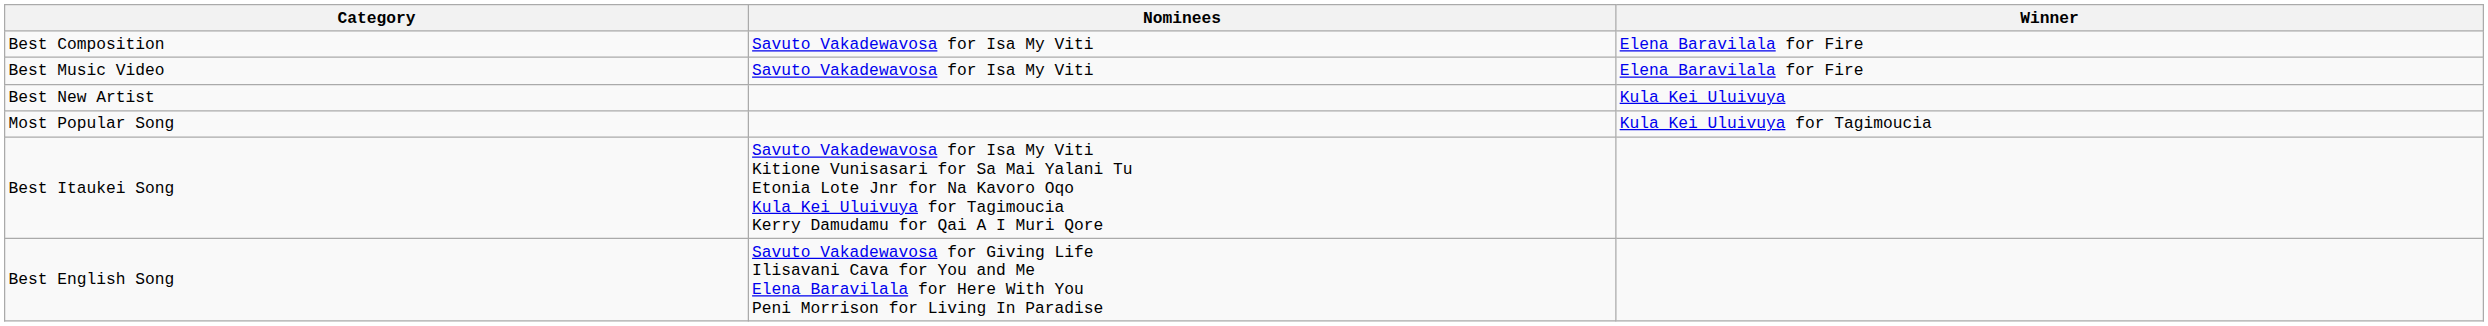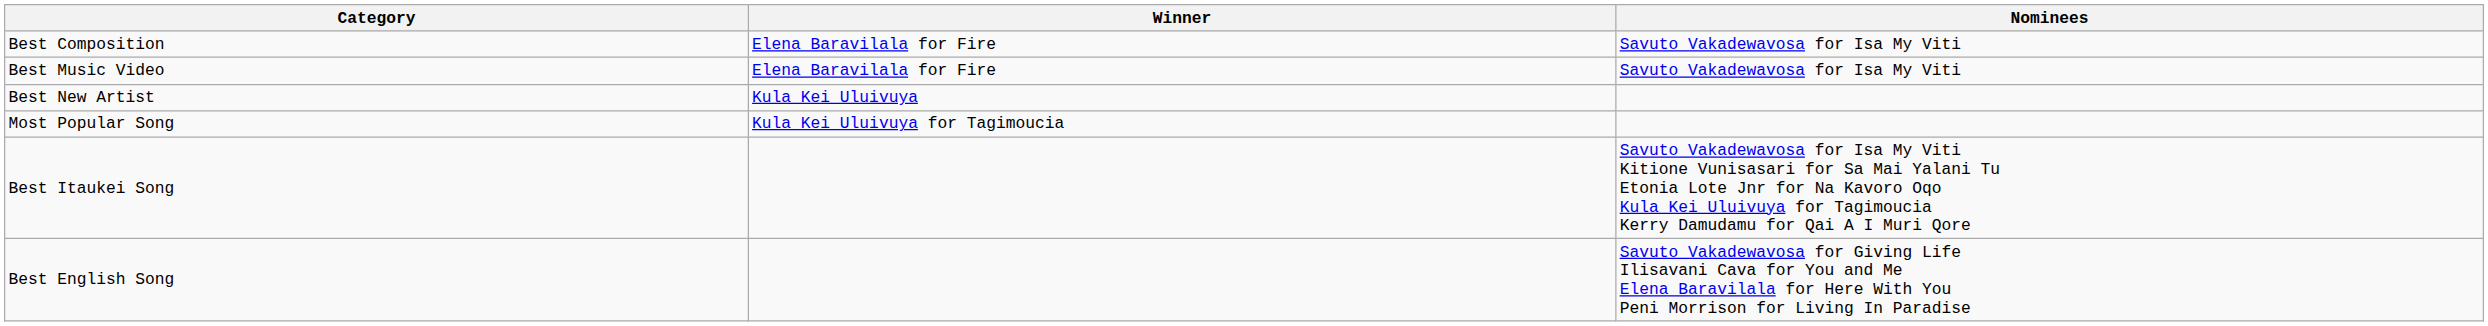columns swapped: (2050, 18) <-> (1182, 18)
